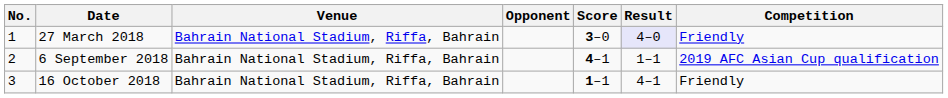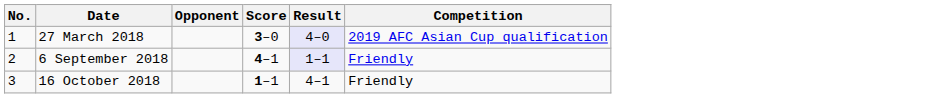- column: (337, 16)
(712, 38) Friendly -> (478, 38) 2019 AFC Asian Cup qualification
(648, 60) no background -> (317, 60) lavender background
(809, 60) 2019 AFC Asian Cup qualification -> (381, 60) Friendly
